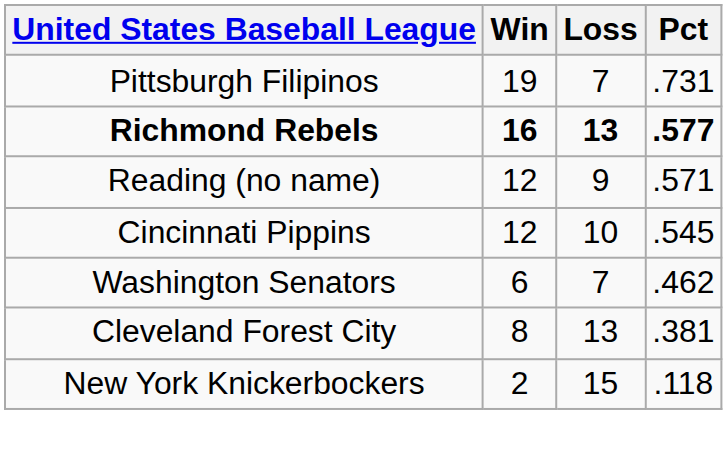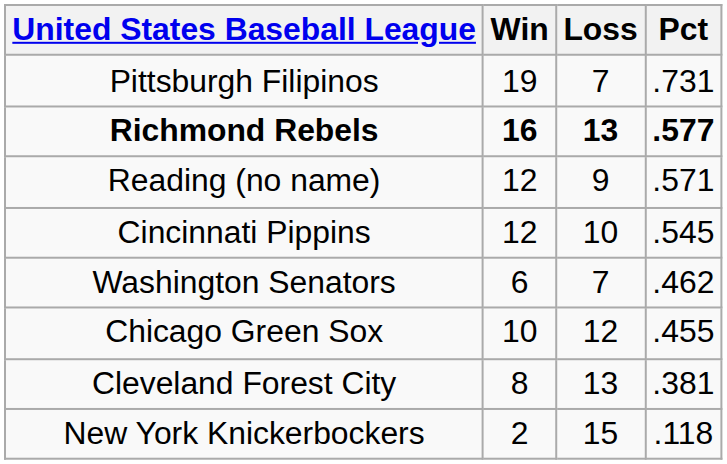+ row: (244, 332)
